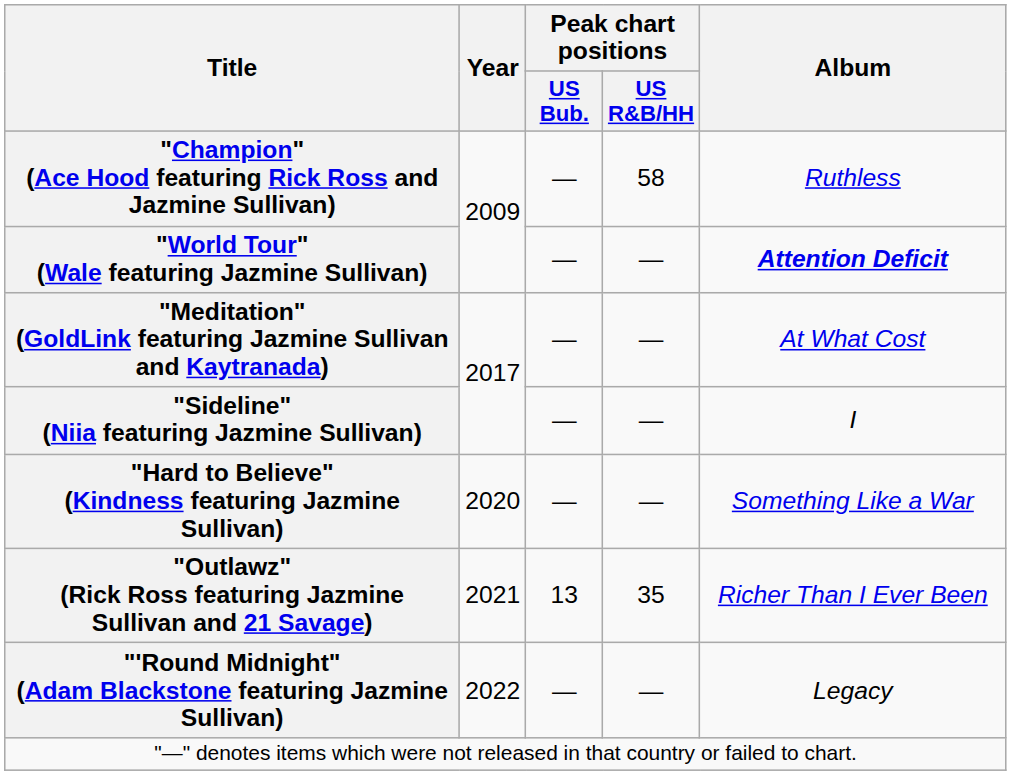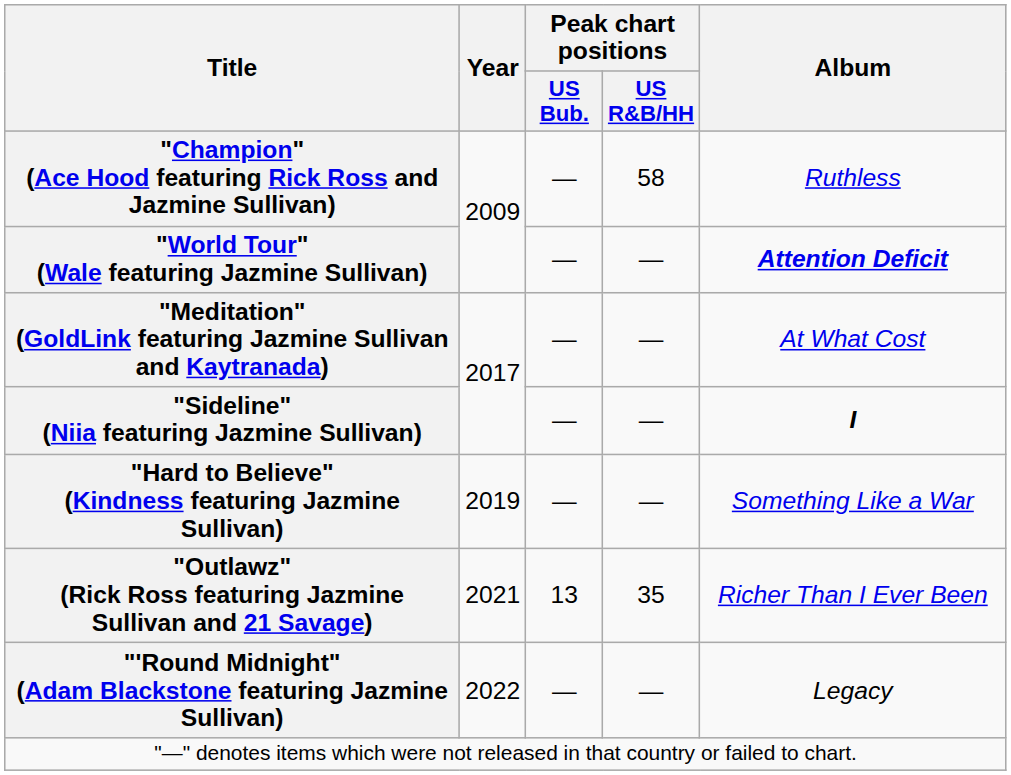(853, 420) normal -> (853, 420) bold
(493, 500) 2020 -> (493, 500) 2019
